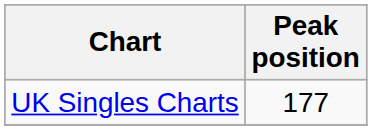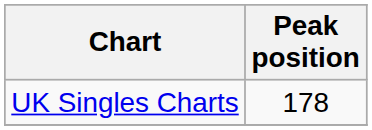(306, 102) 177 -> (306, 102) 178
